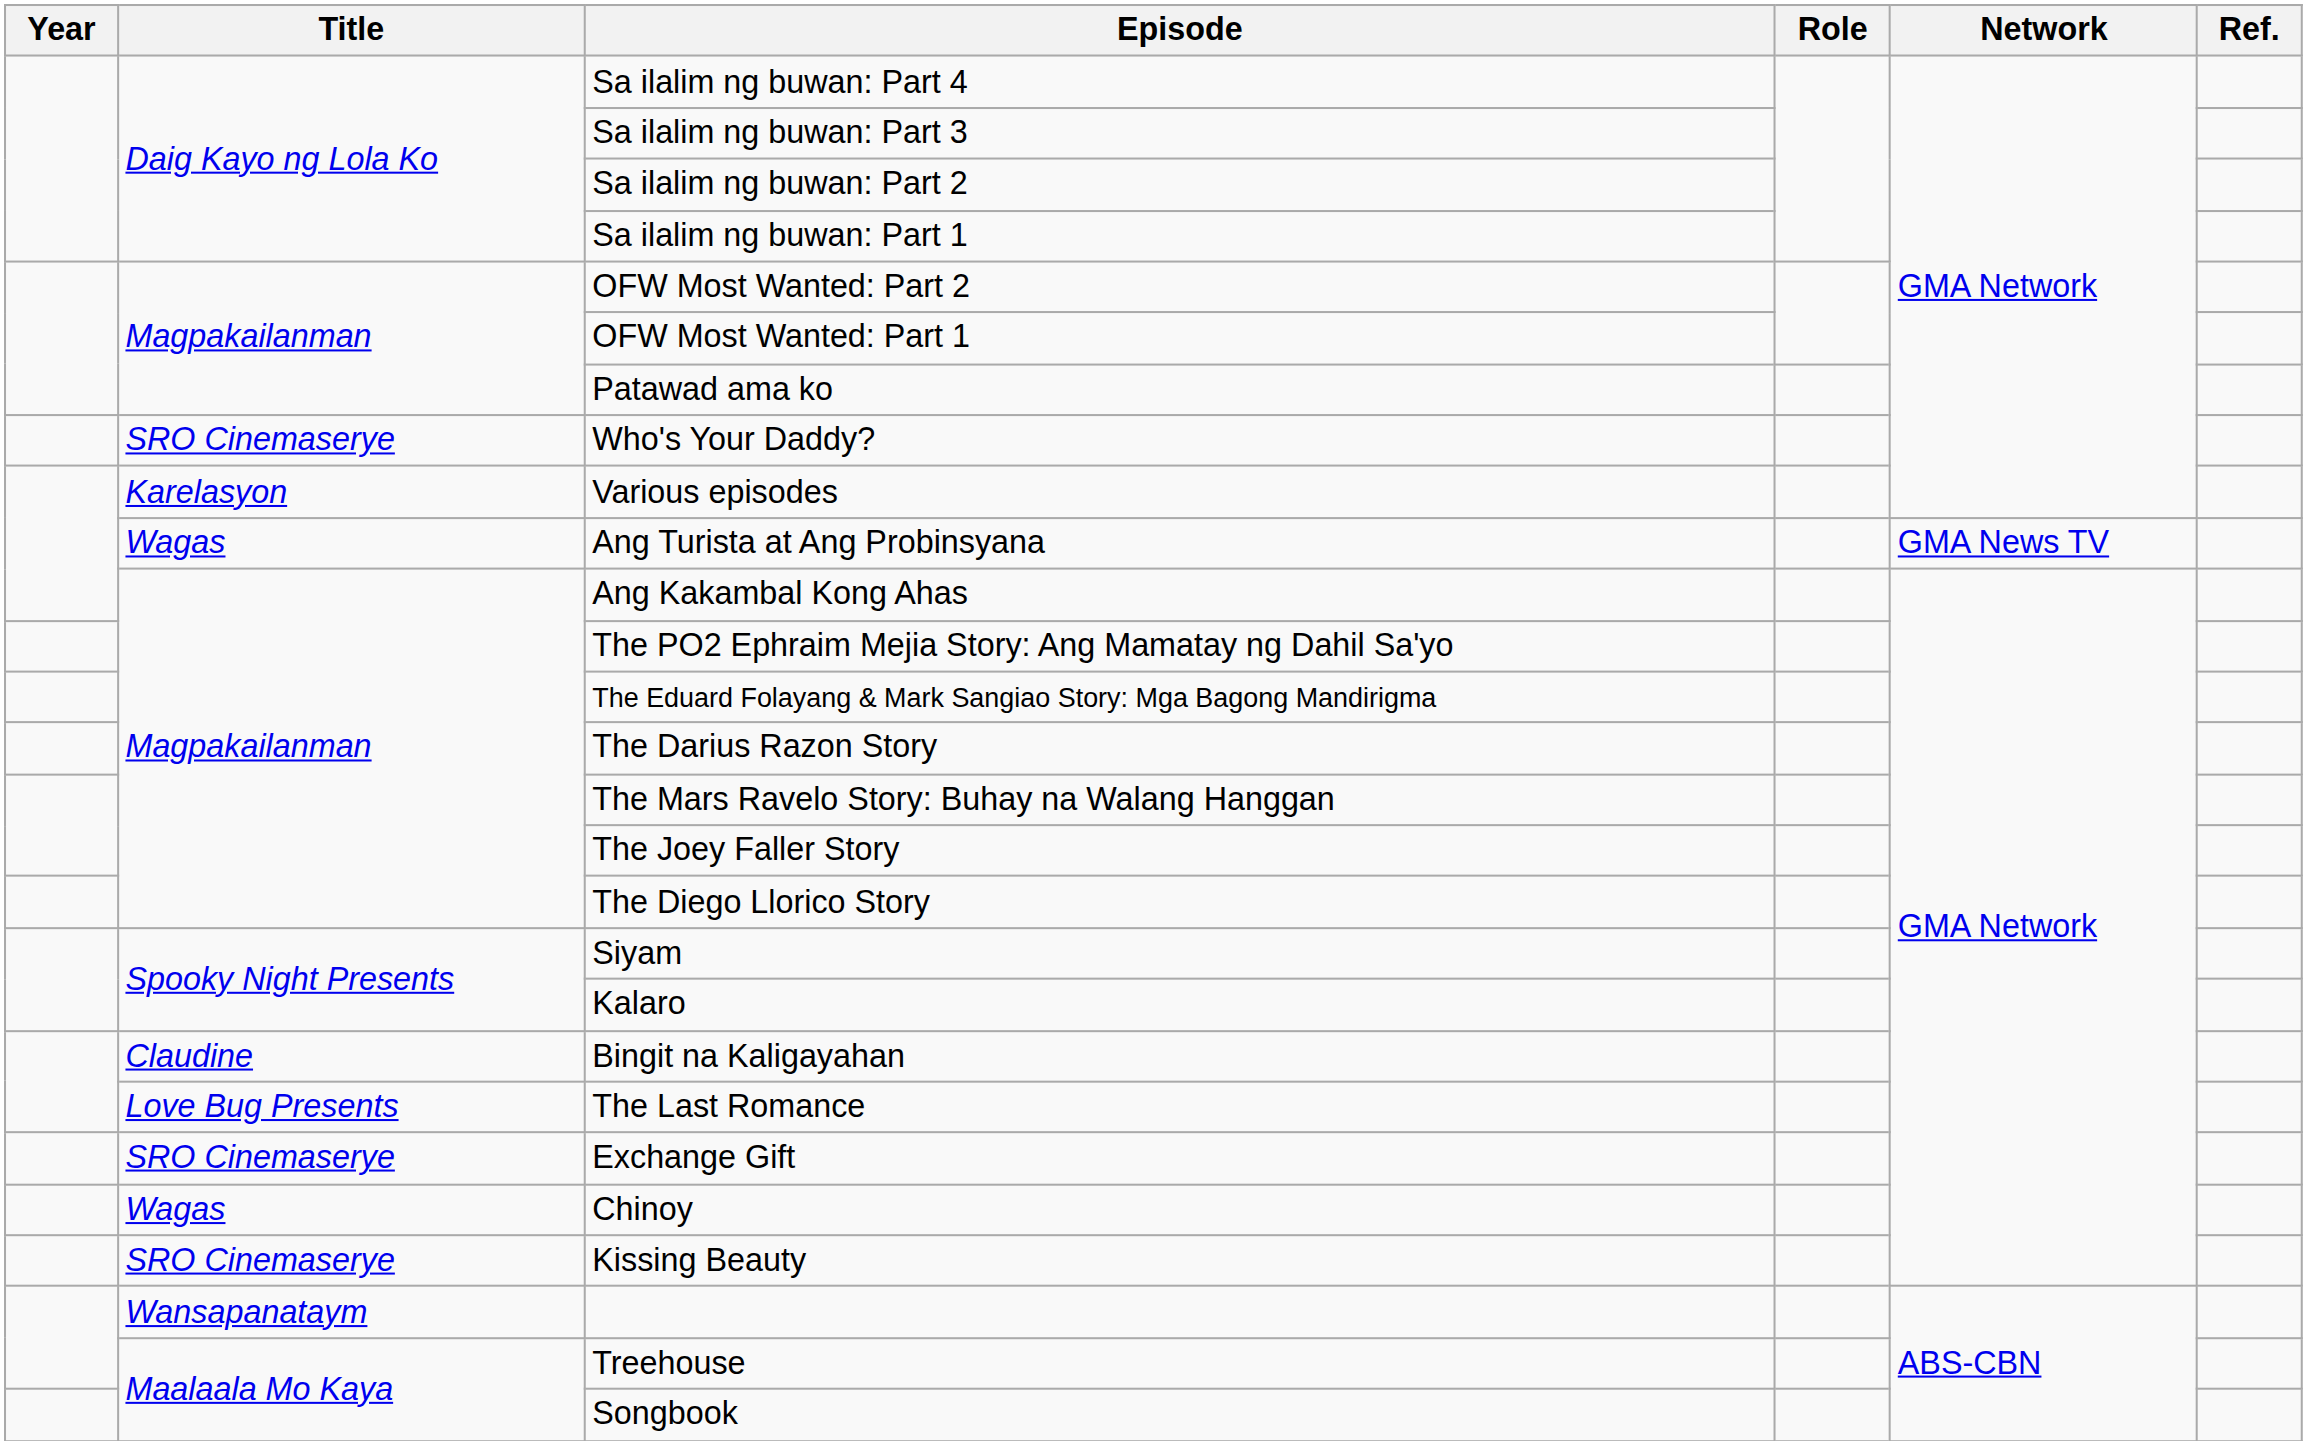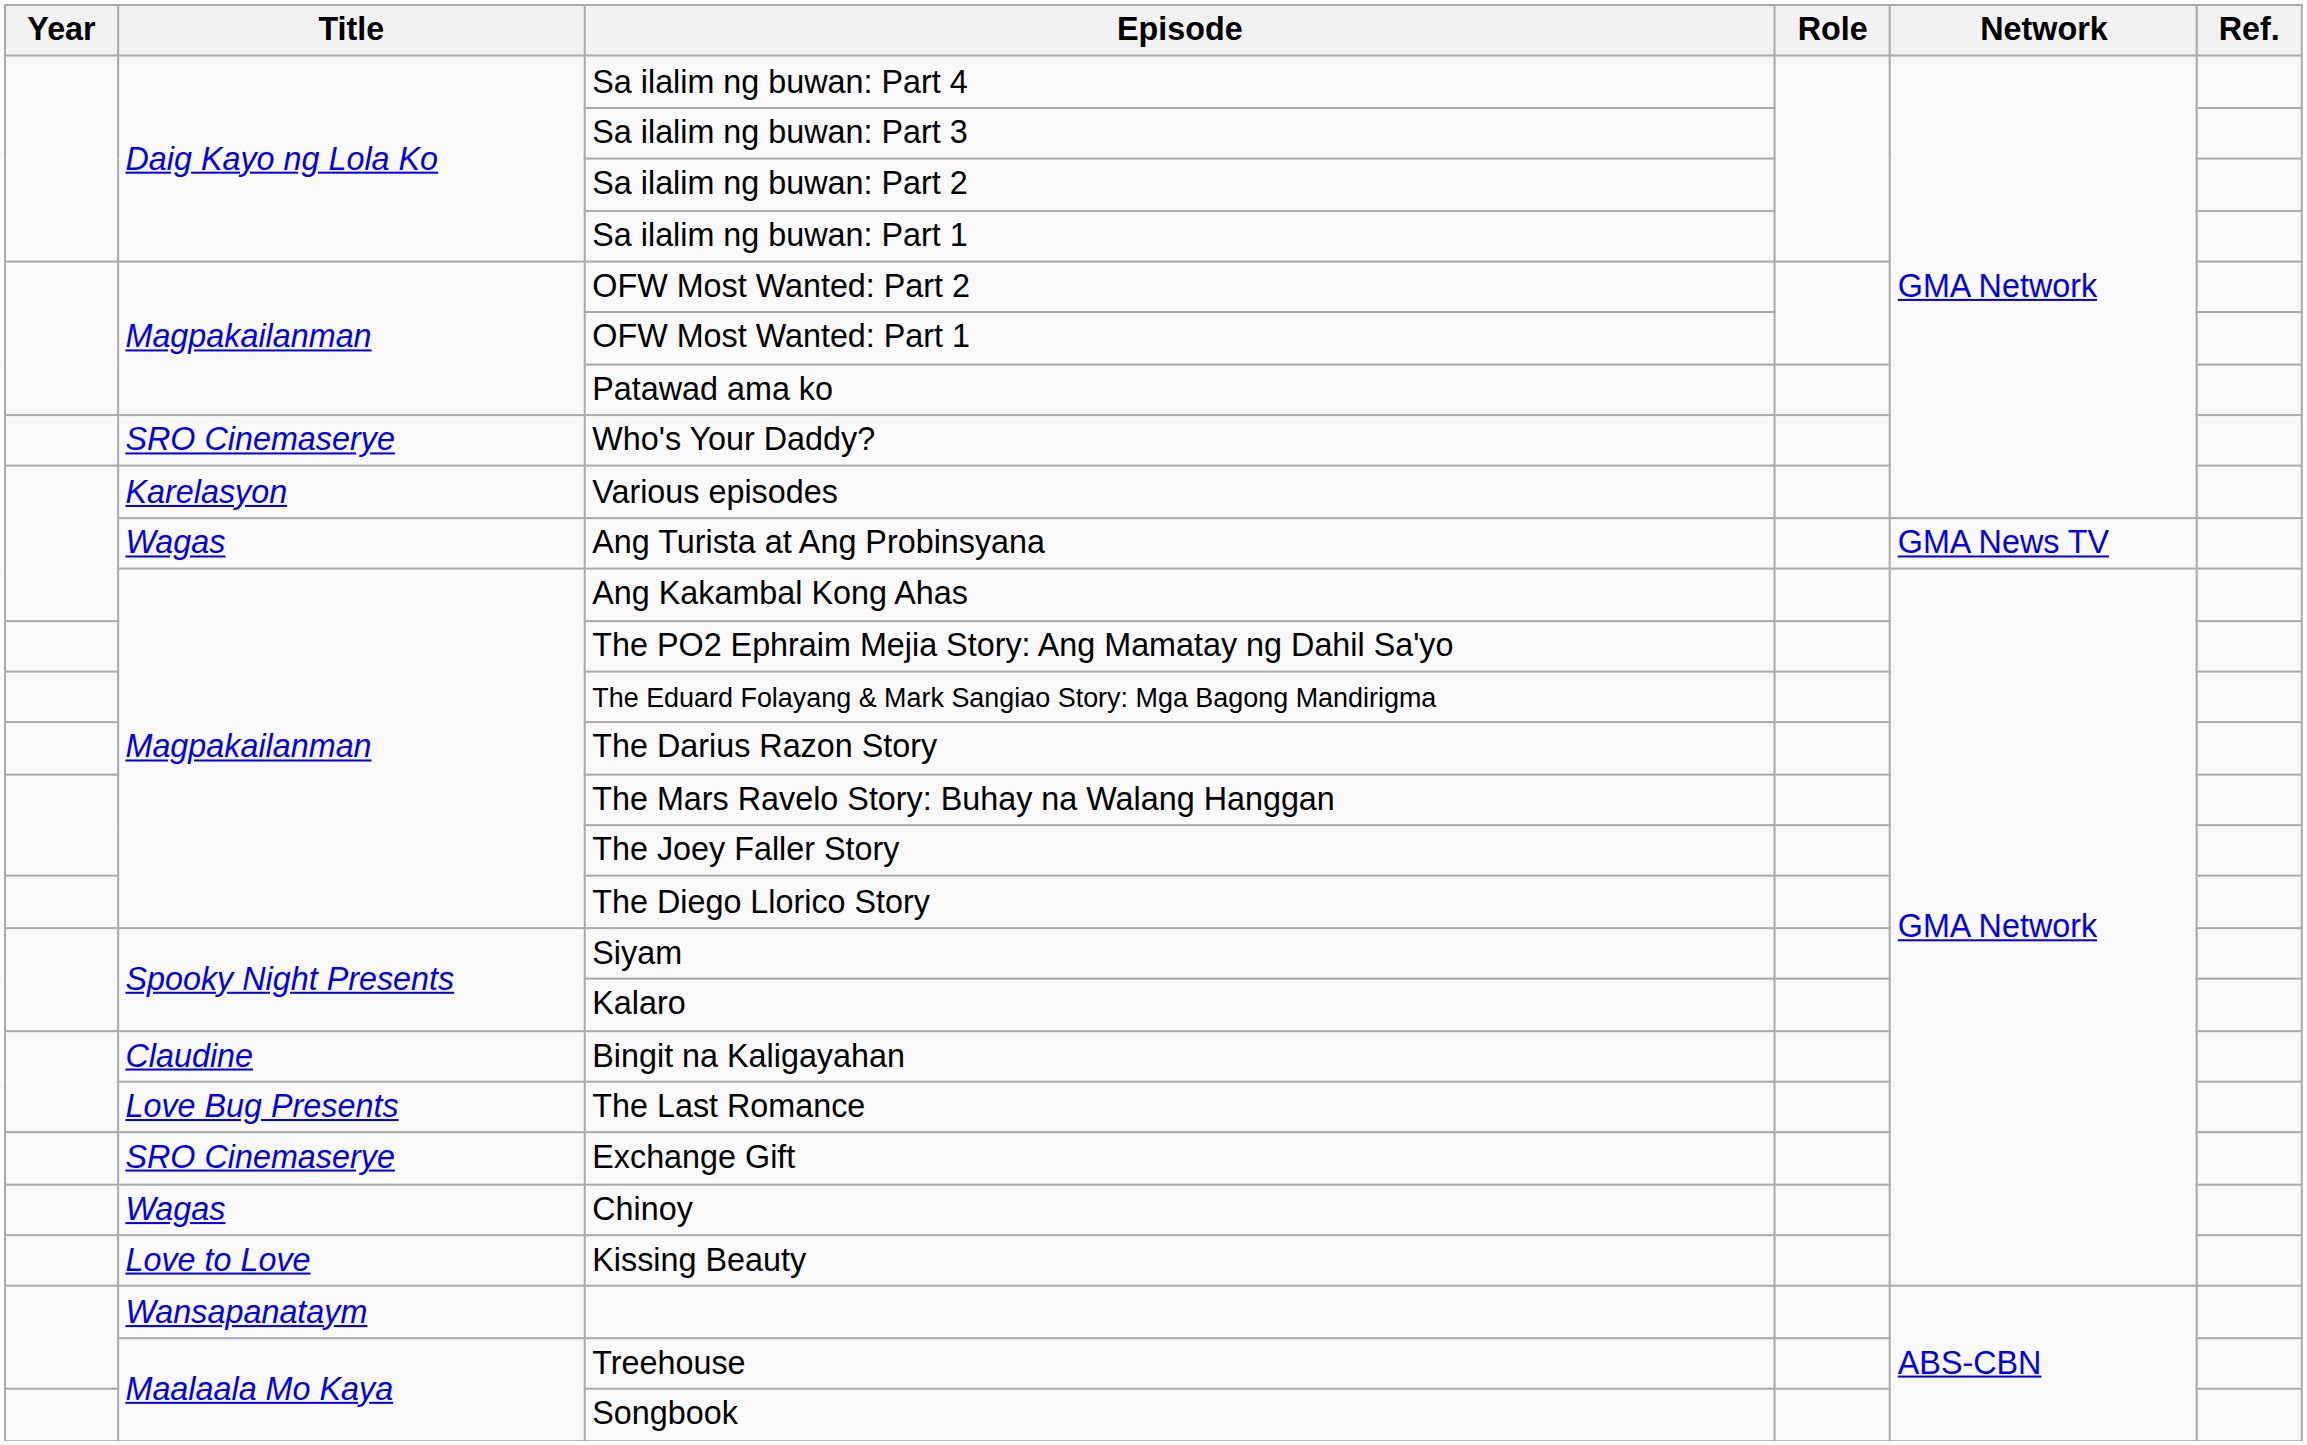(260, 1260) SRO Cinemaserye -> (218, 1260) Love to Love
